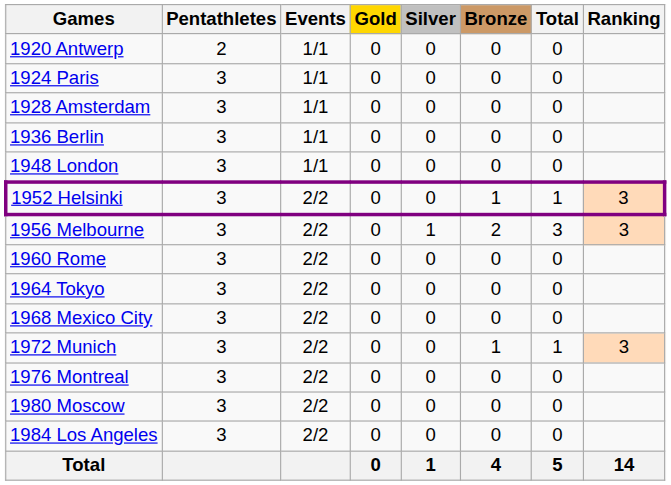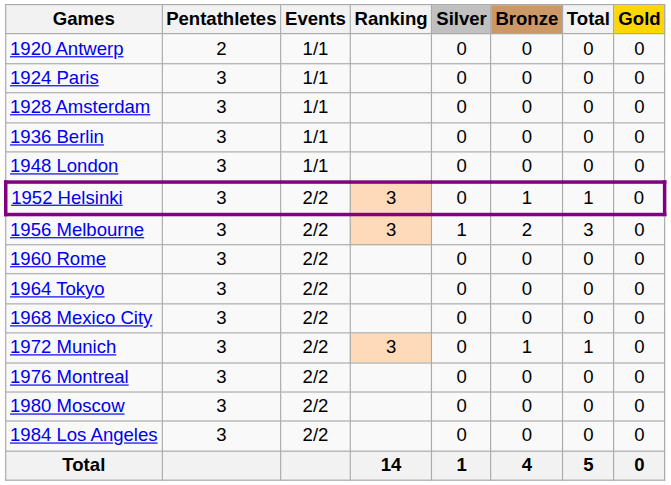columns swapped: (376, 19) <-> (624, 19)
